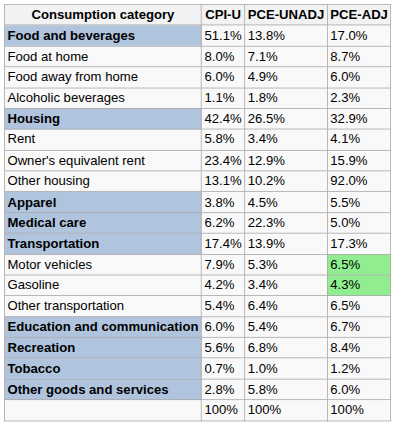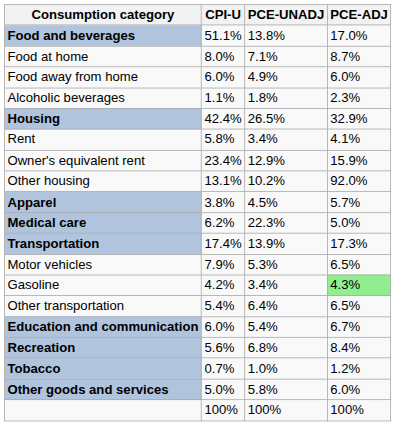(345, 202) 5.5% -> (345, 202) 5.7%
(345, 264) lightgreen background -> (345, 264) no background
(219, 389) 2.8% -> (219, 389) 5.0%
